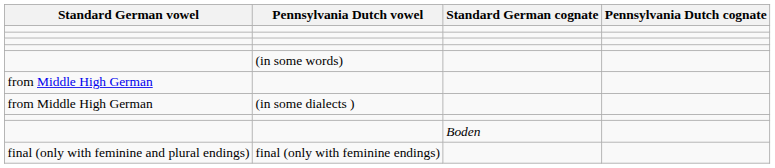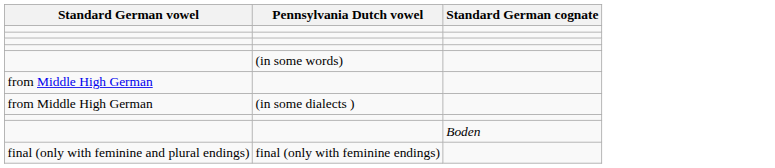- column: (686, 15)
